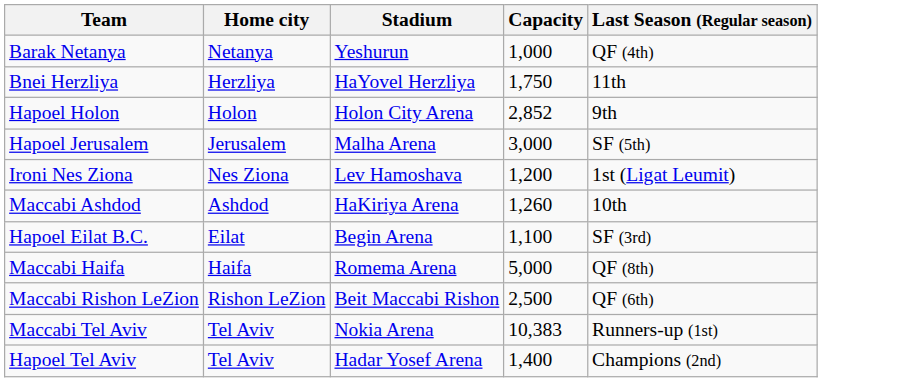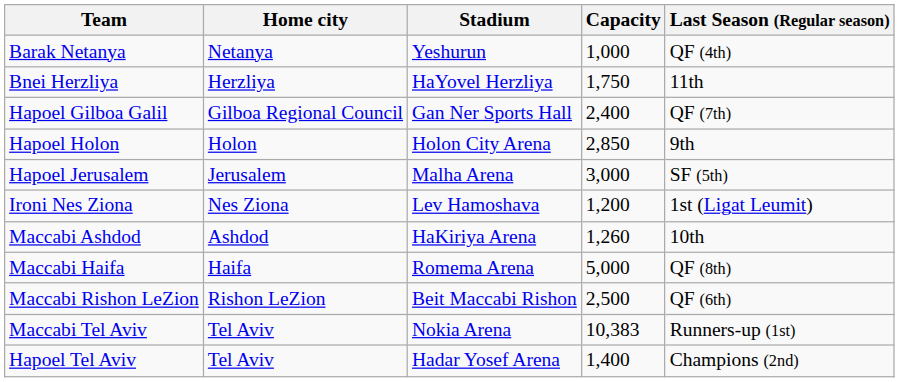+ row: (88, 112)
(530, 112) 2,852 -> (608, 143) 2,850
- row: (79, 236)
